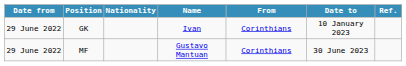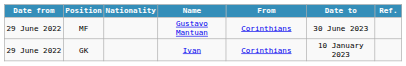rows swapped: (84, 50) <-> (84, 28)
